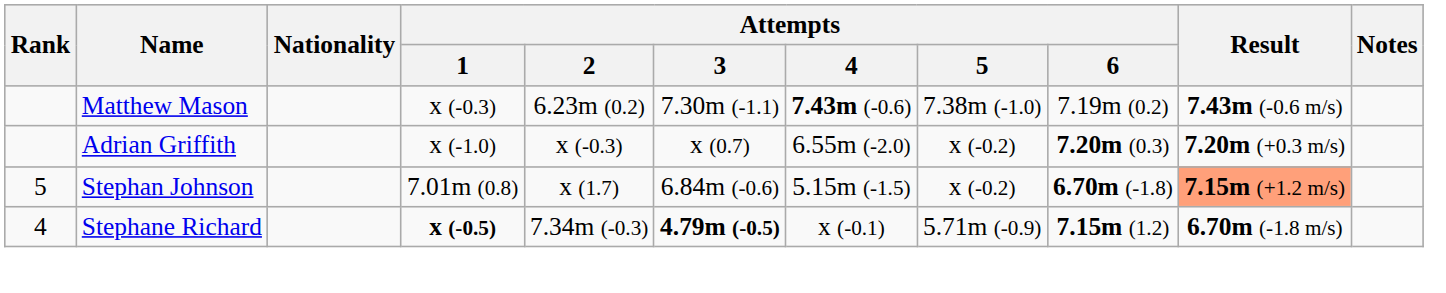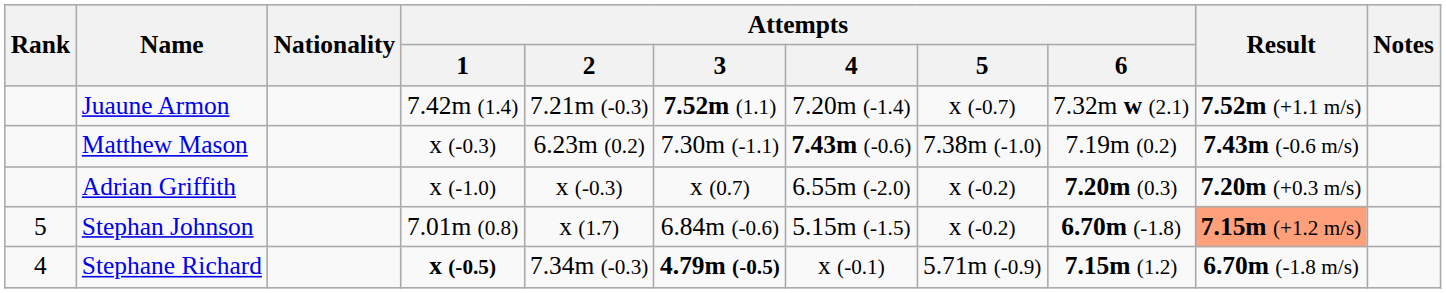+ row: (156, 105)
